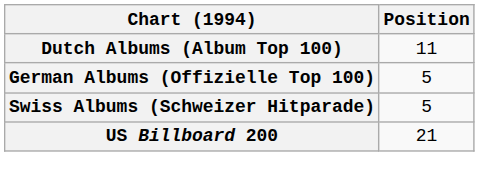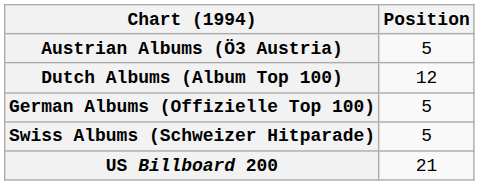+ row: (192, 49)
(427, 49) 11 -> (427, 78) 12
